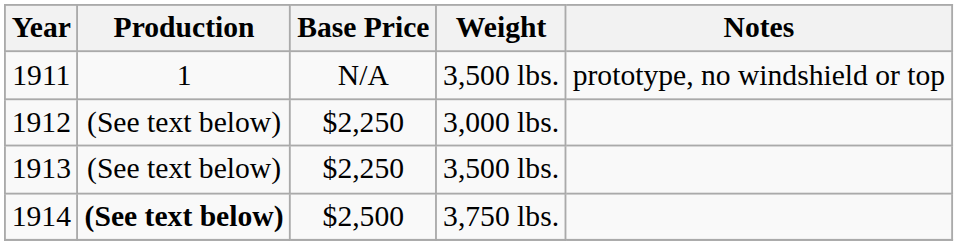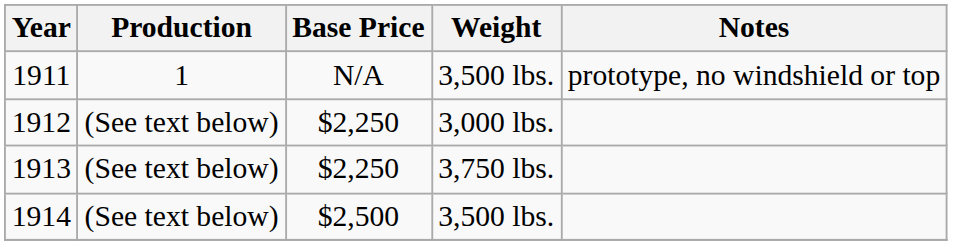(501, 168) 3,500 lbs. -> (496, 168) 3,750 lbs.
(184, 215) bold -> (182, 215) normal
(501, 215) 3,750 lbs. -> (496, 215) 3,500 lbs.
